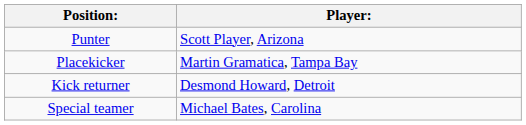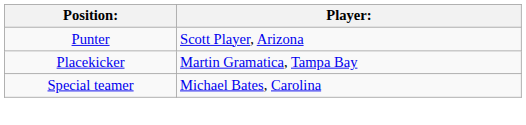- row: (91, 85)
